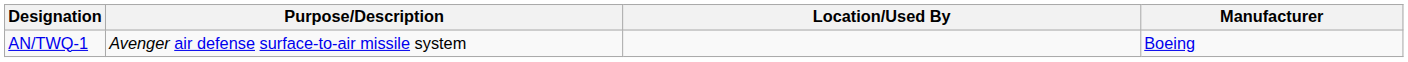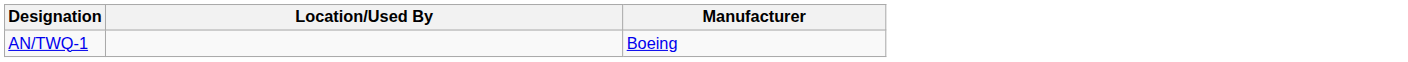- column: (364, 17)
